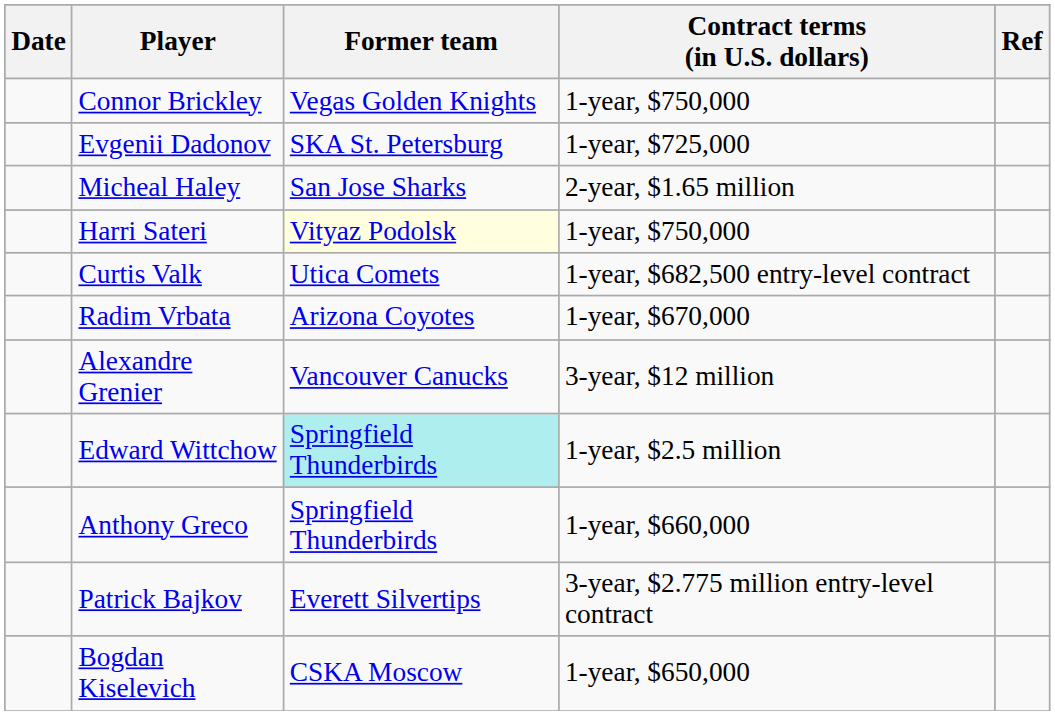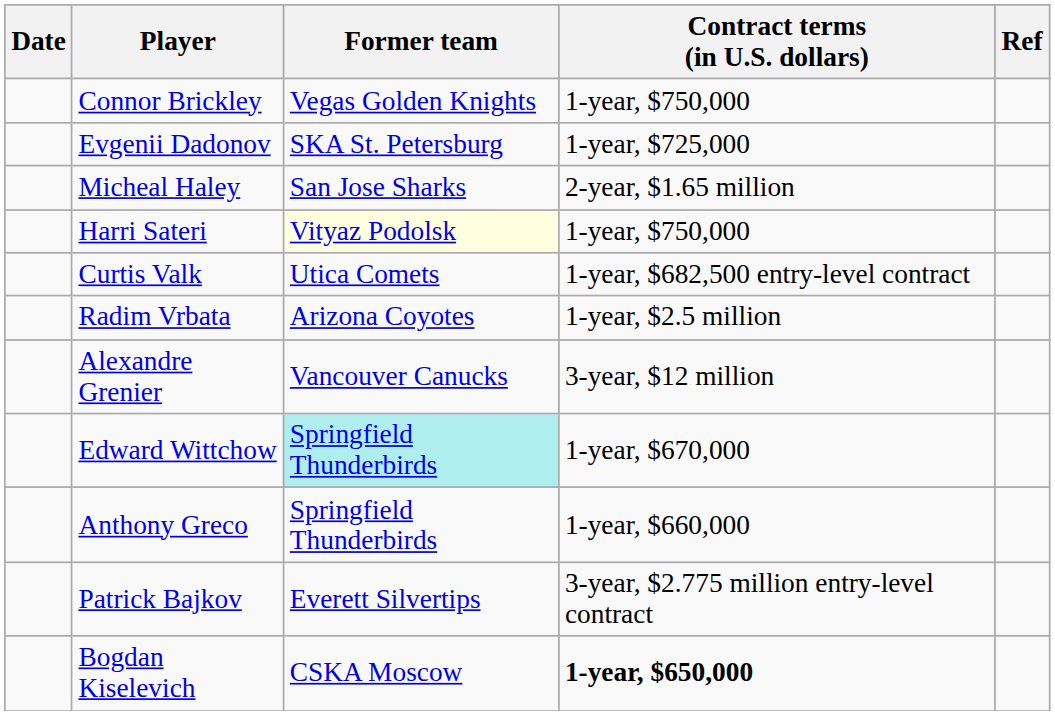(657, 317) 1-year, $670,000 -> (673, 317) 1-year, $2.5 million
(673, 450) 1-year, $2.5 million -> (657, 450) 1-year, $670,000
(657, 672) normal -> (659, 672) bold
